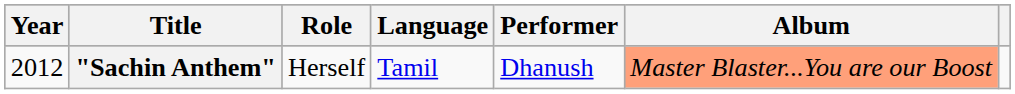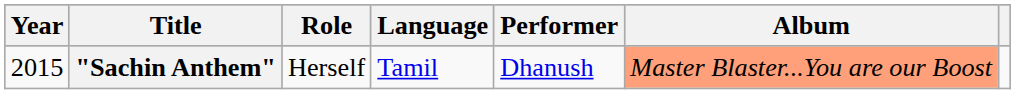(37, 66) 2012 -> (37, 66) 2015
